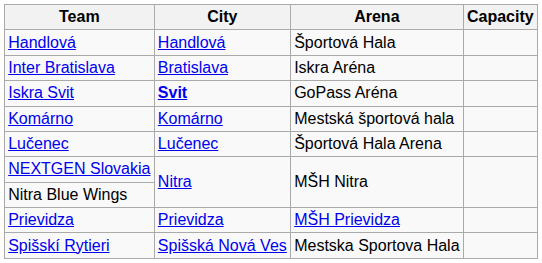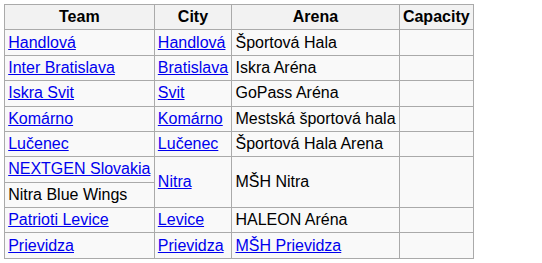(172, 93) bold -> (171, 93) normal
+ row: (58, 220)
- row: (59, 245)
